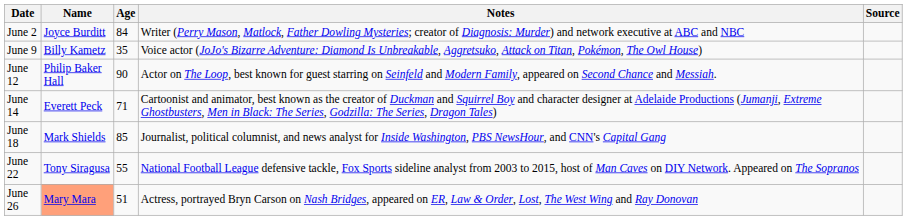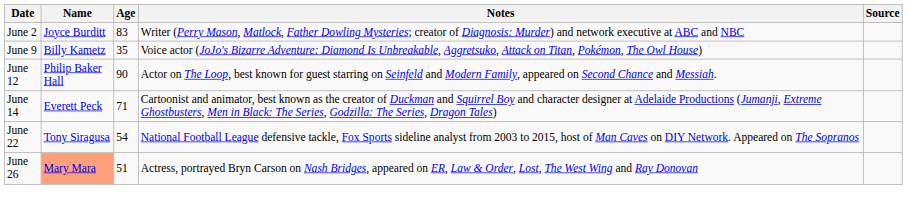(122, 31) 84 -> (122, 31) 83
- row: (18, 137)
(122, 168) 55 -> (122, 137) 54
